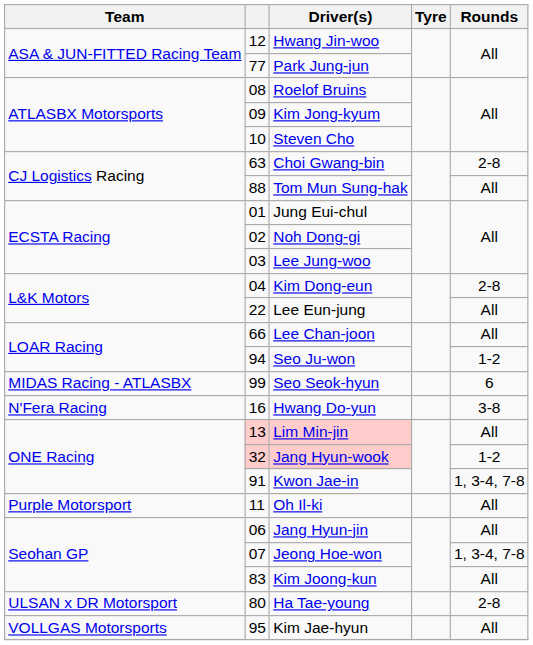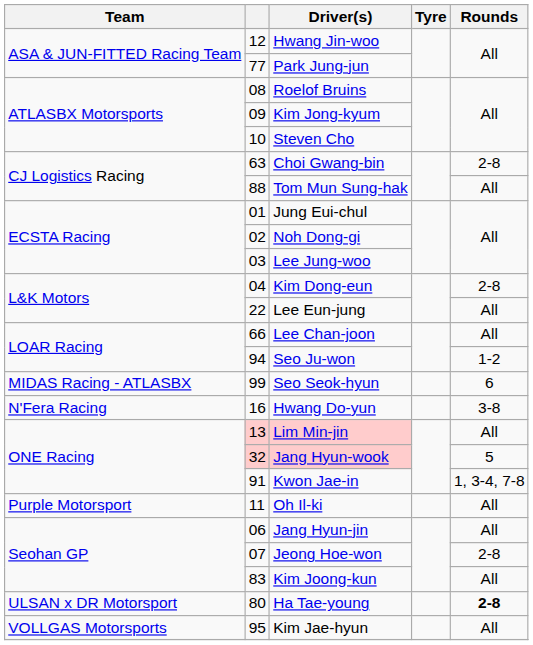(489, 456) 1-2 -> (489, 456) 5
(489, 554) 1, 3-4, 7-8 -> (489, 554) 2-8
(489, 603) normal -> (489, 603) bold
